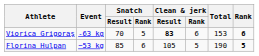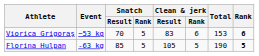(91, 33) -63 kg -> (91, 33) −53 kg
(169, 33) bold -> (169, 33) normal
(91, 45) −53 kg -> (91, 45) -63 kg
(143, 45) 6 -> (143, 45) 5
